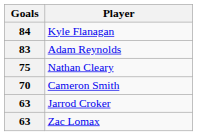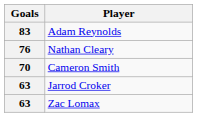- row: (81, 31)
(25, 67) 75 -> (25, 49) 76
